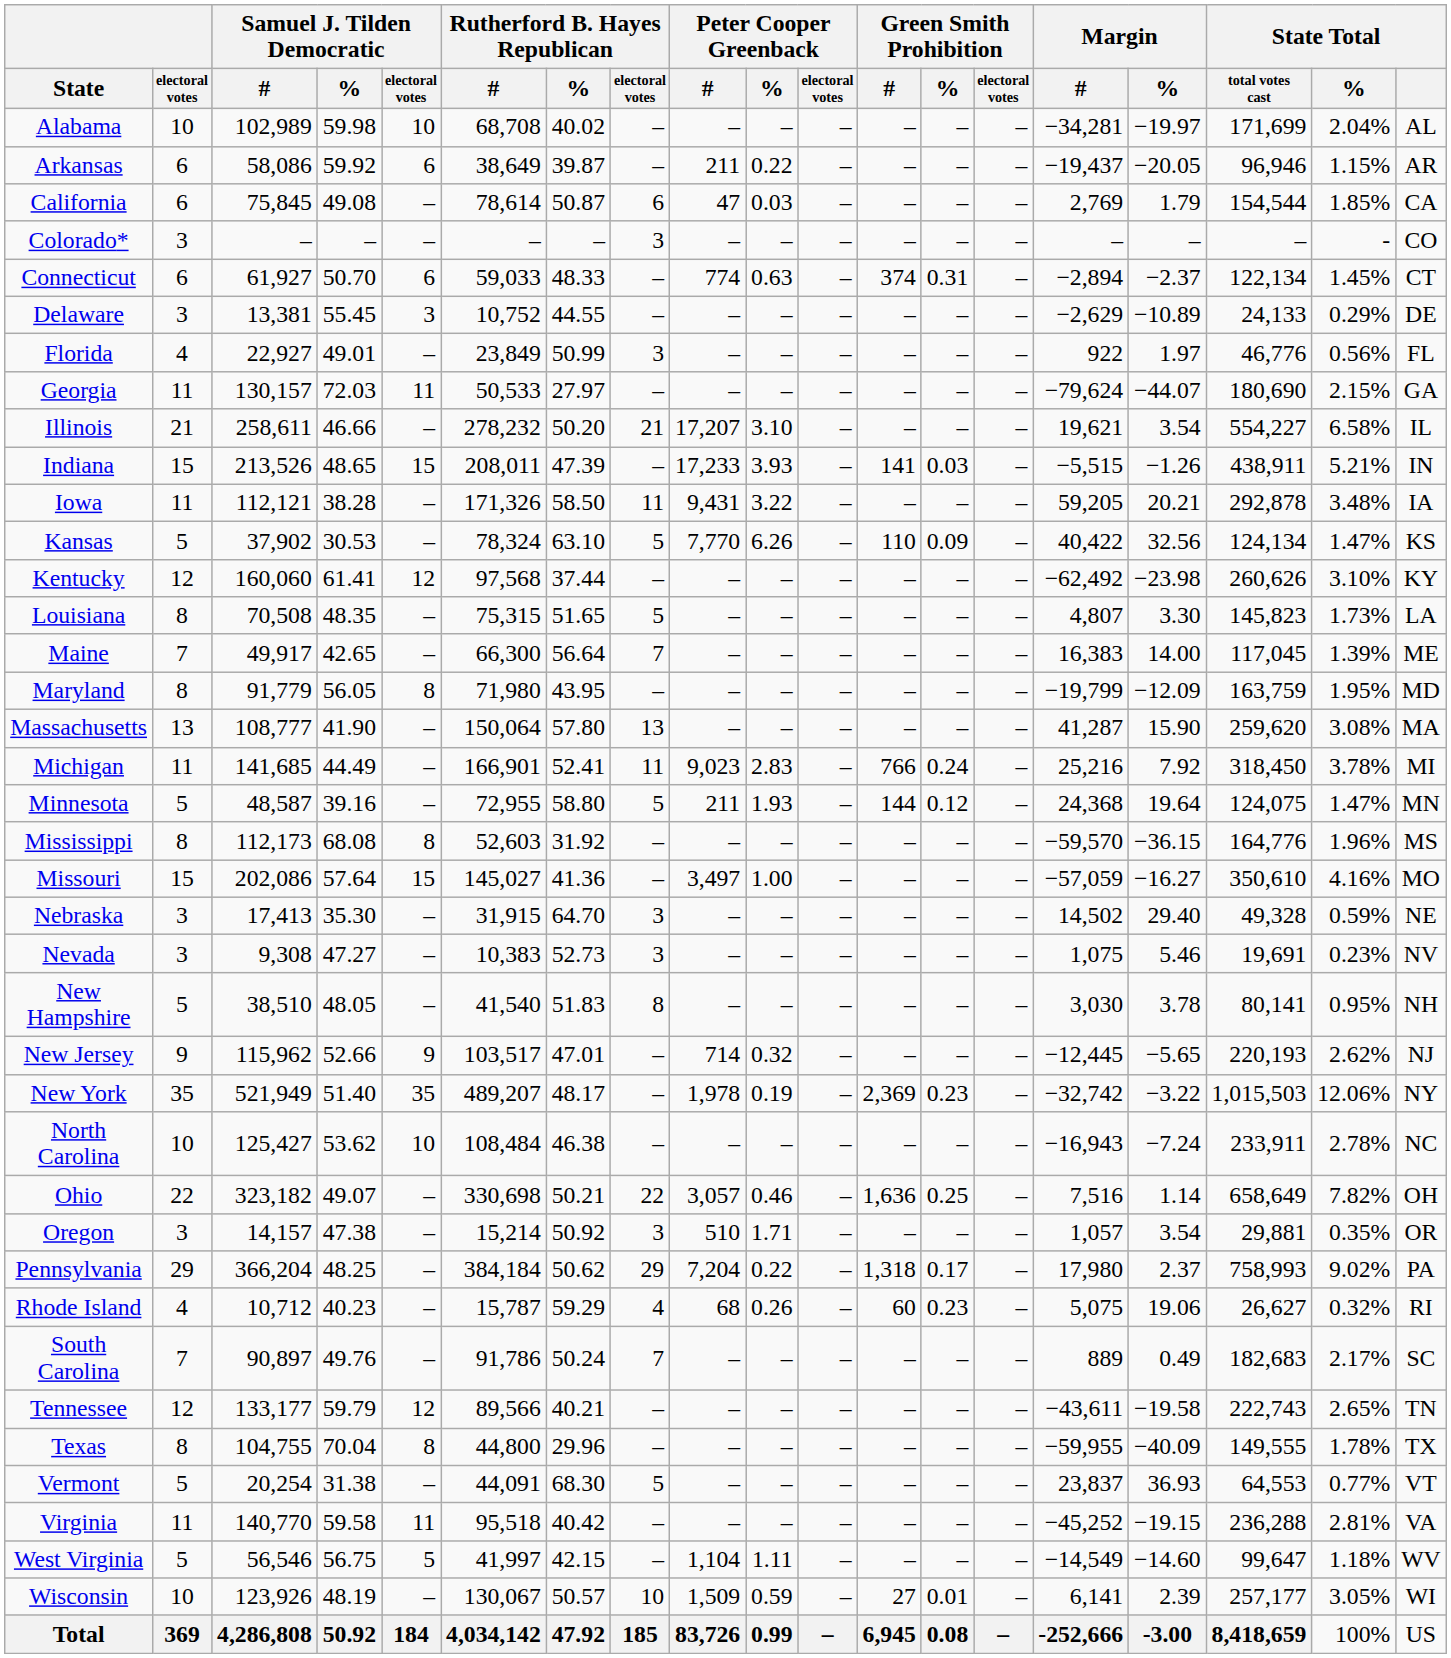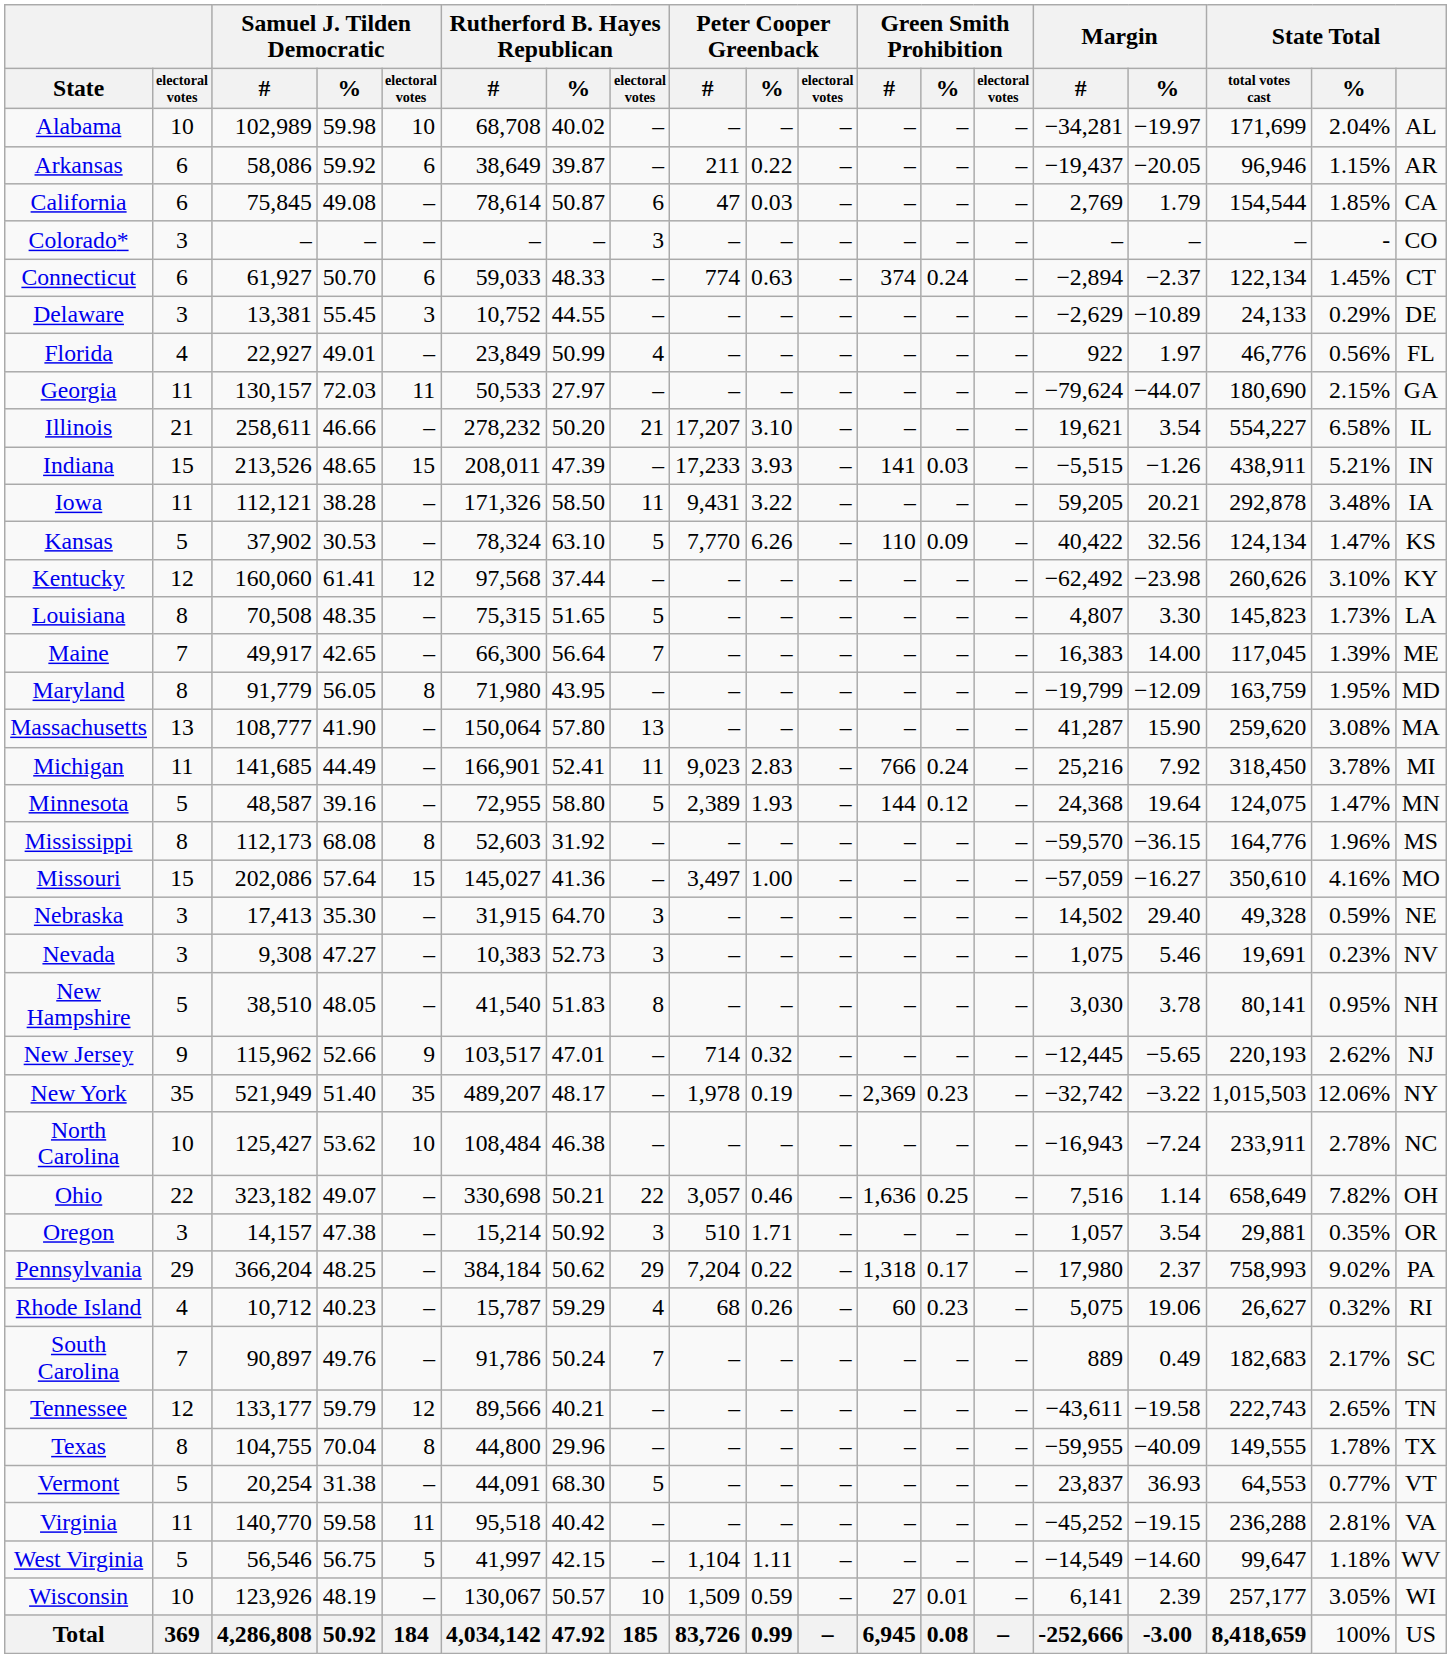(948, 277) 0.31 -> (948, 277) 0.24
(658, 352) 3 -> (658, 352) 4
(723, 803) 211 -> (714, 803) 2,389
